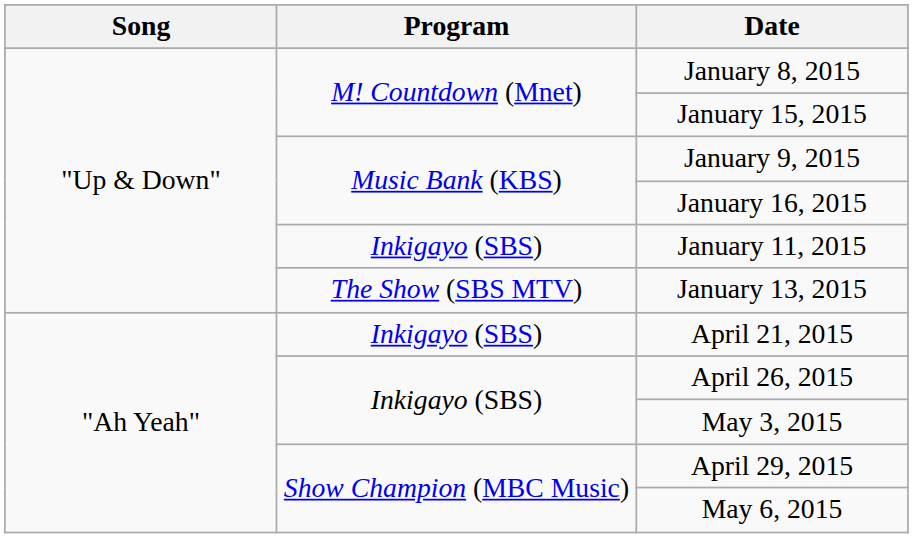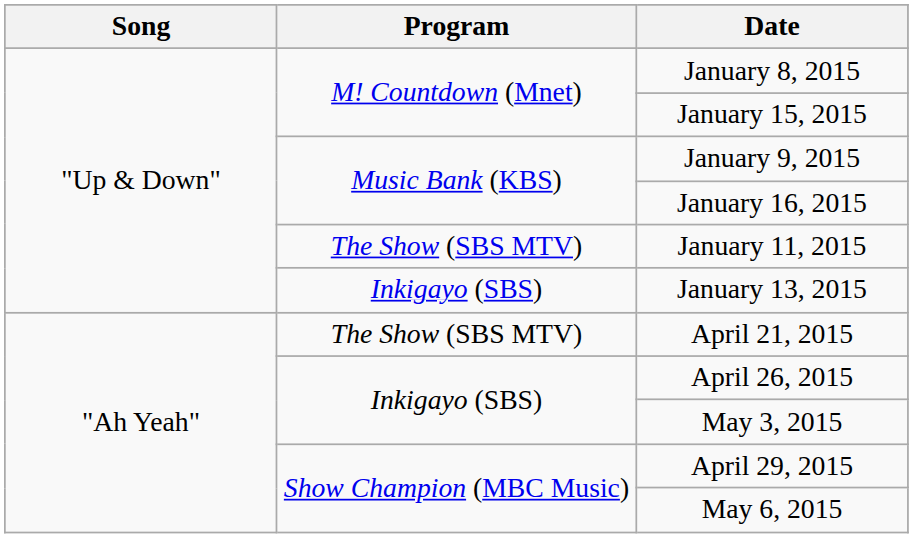(456, 245) Inkigayo (SBS) -> (456, 245) The Show (SBS MTV)
(456, 289) The Show (SBS MTV) -> (456, 289) Inkigayo (SBS)
(456, 333) Inkigayo (SBS) -> (456, 333) The Show (SBS MTV)
